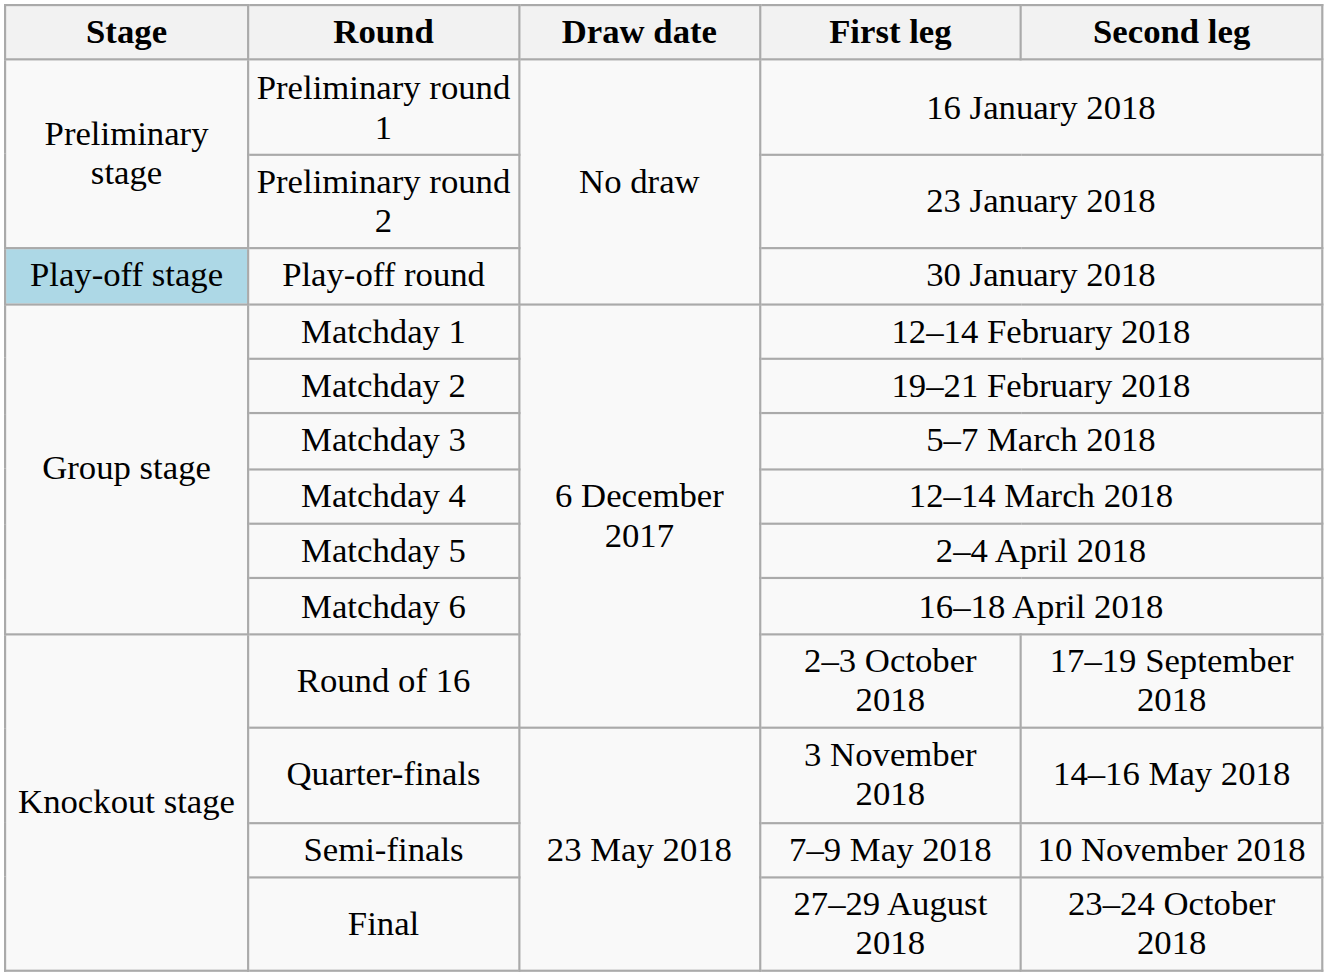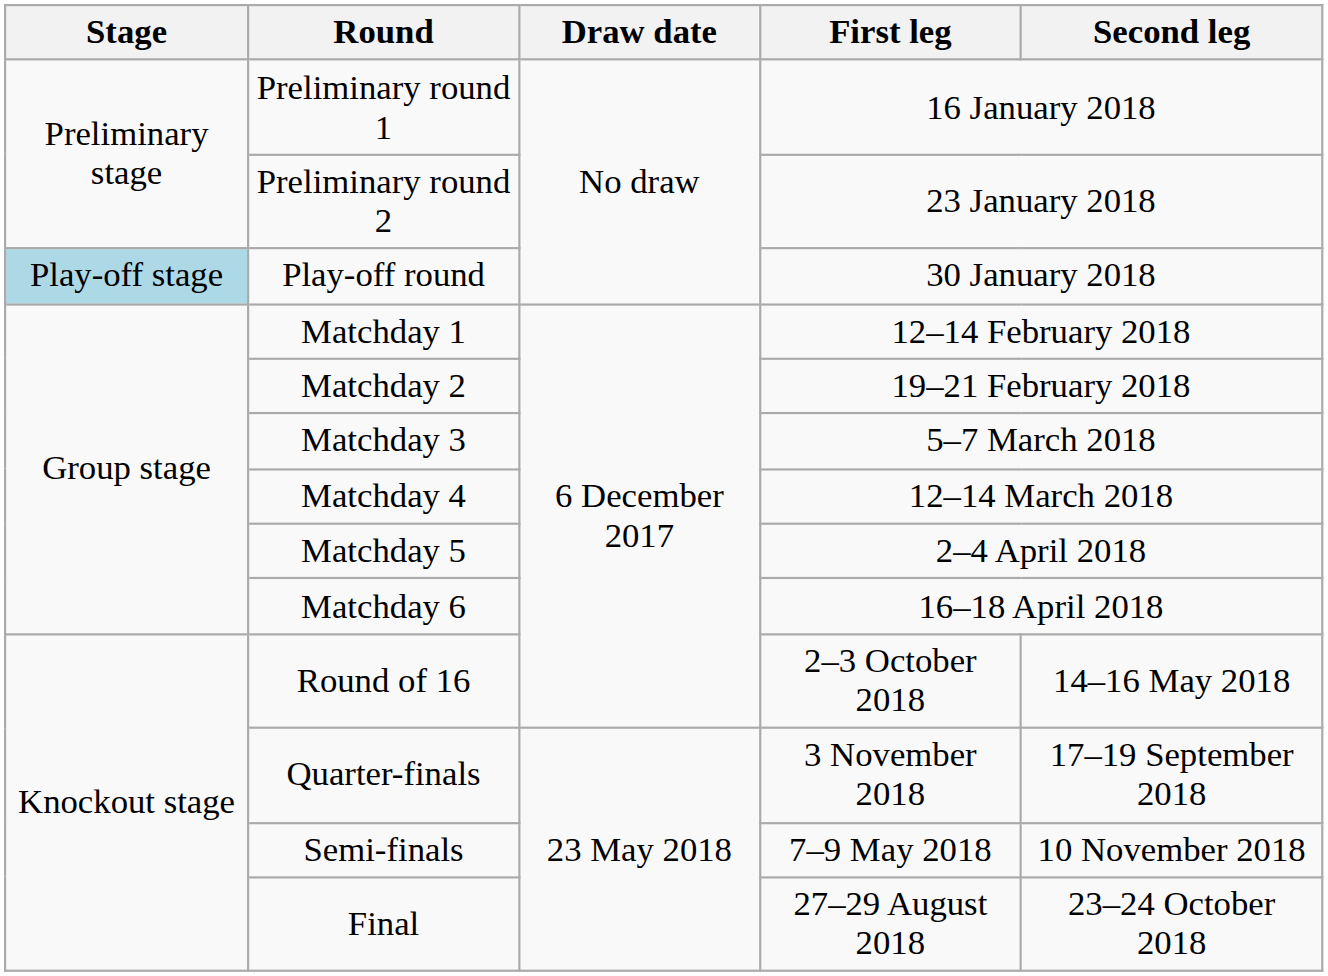(1172, 680) 17–19 September 2018 -> (1172, 680) 14–16 May 2018
(1172, 774) 14–16 May 2018 -> (1172, 774) 17–19 September 2018
